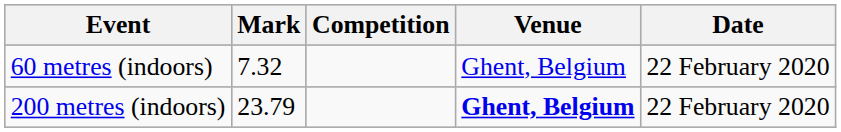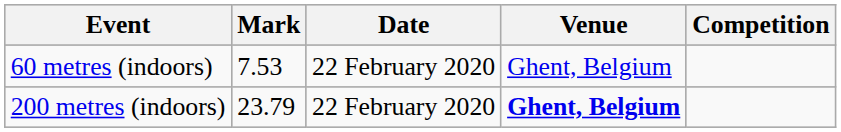columns swapped: (381, 24) <-> (738, 24)
(260, 65) 7.32 -> (260, 65) 7.53
